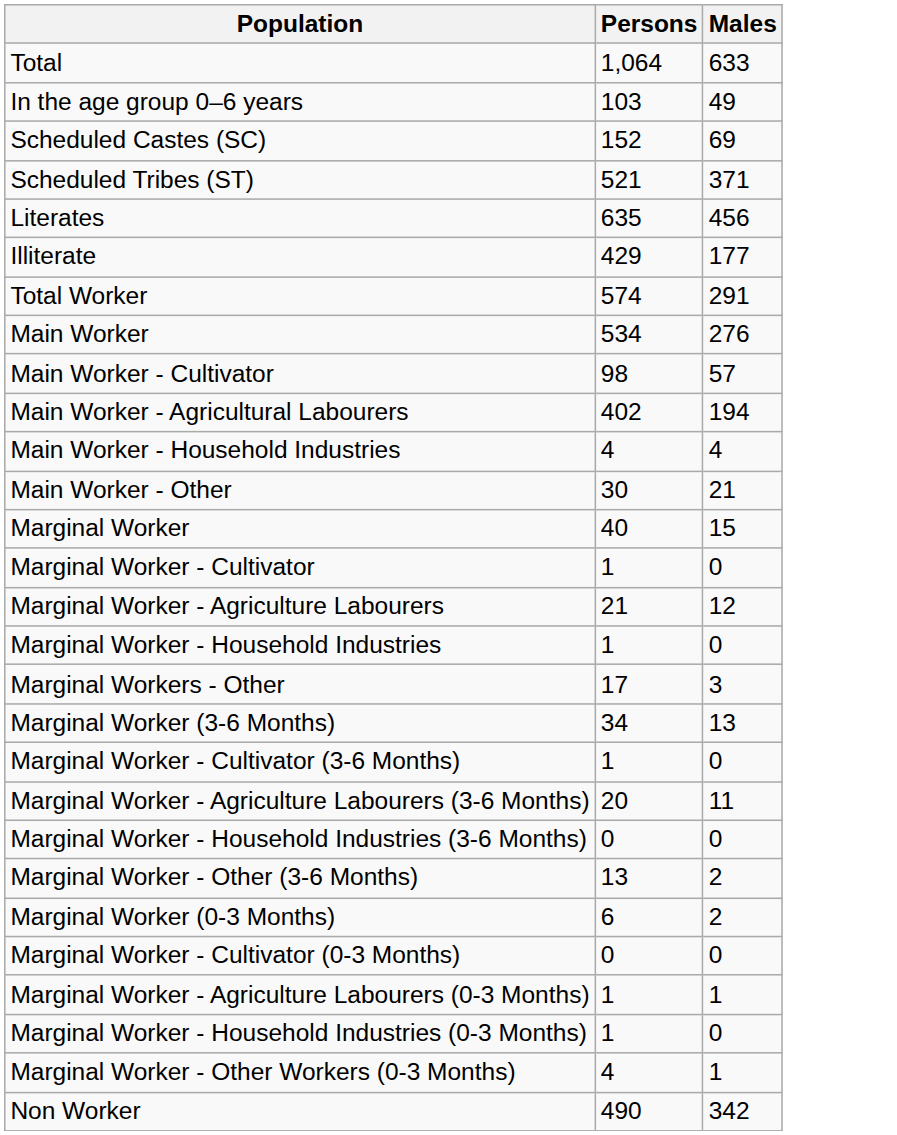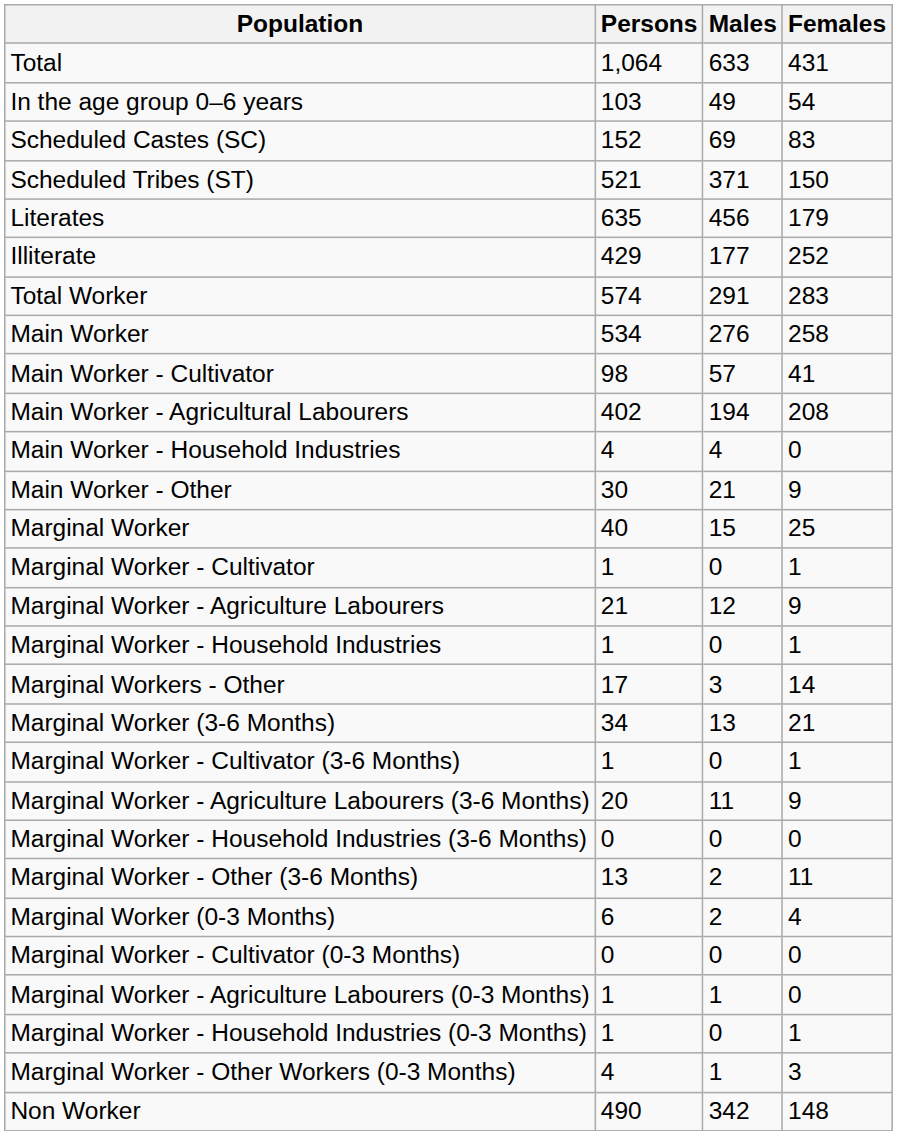+ column: (837, 23)
